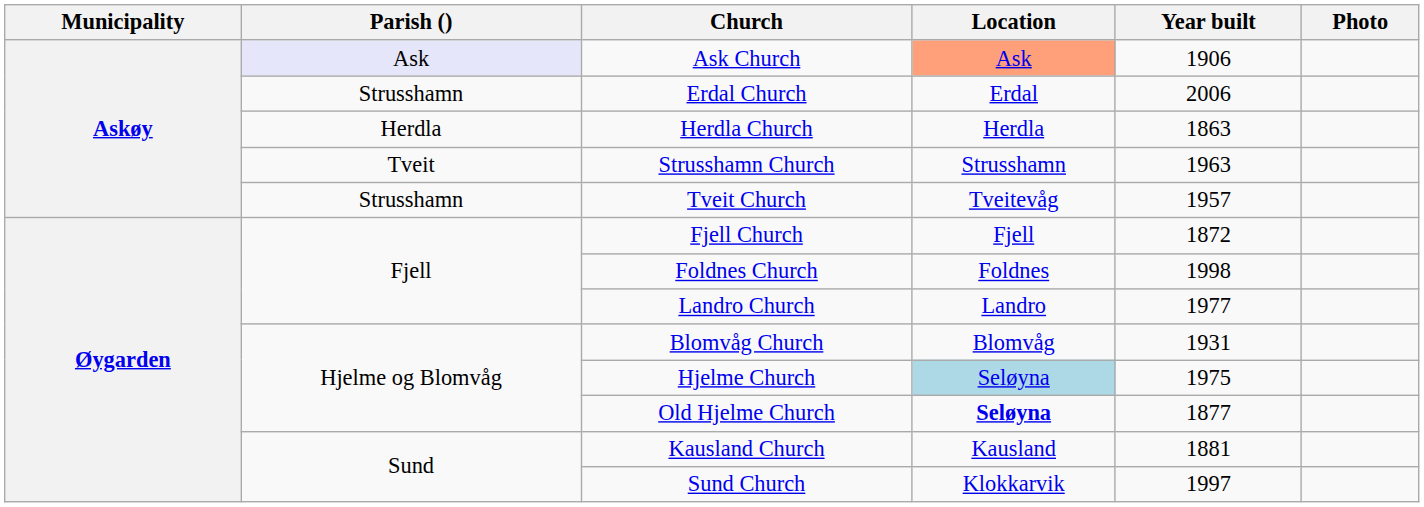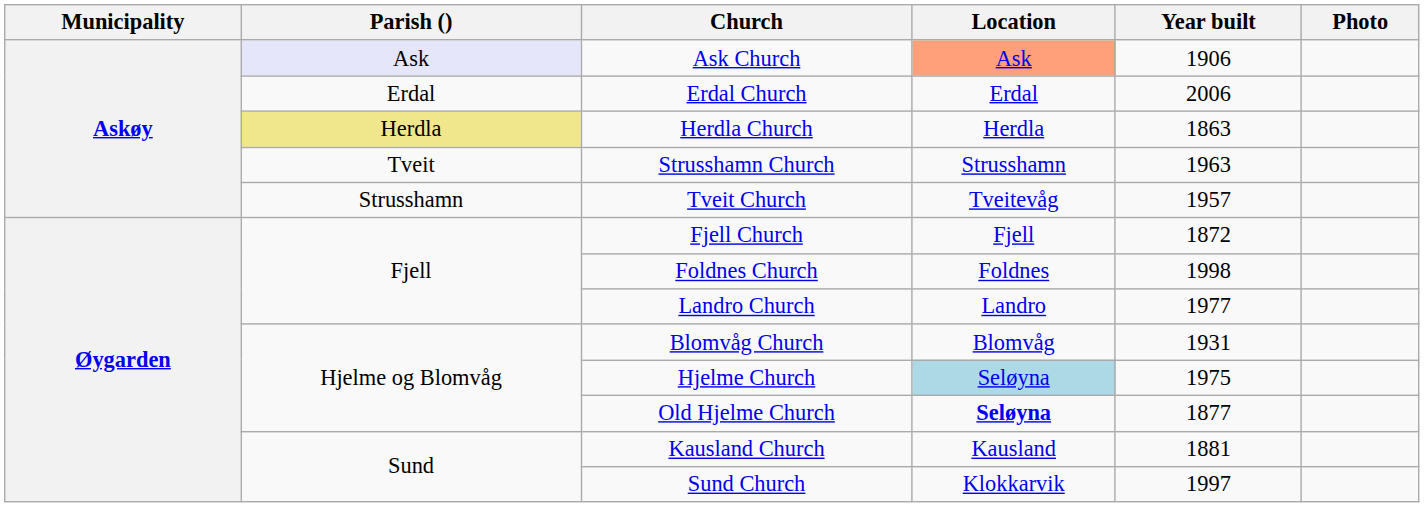(411, 93) Strusshamn -> (411, 93) Erdal
(411, 128) no background -> (411, 128) khaki background
